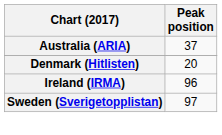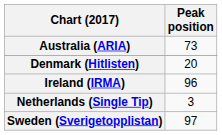(191, 45) 37 -> (191, 45) 73
+ row: (85, 102)
